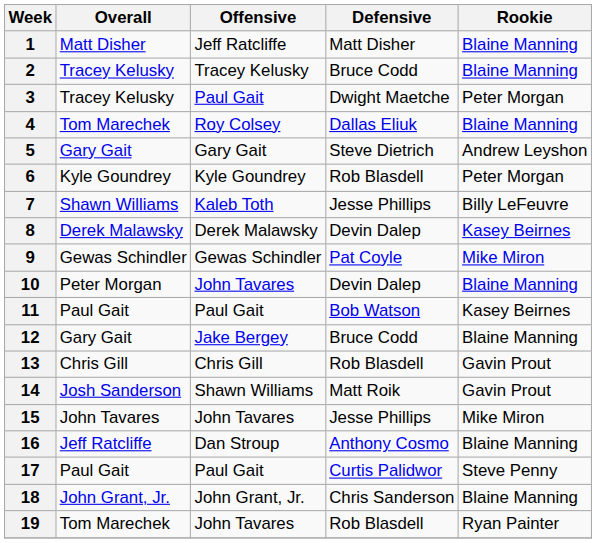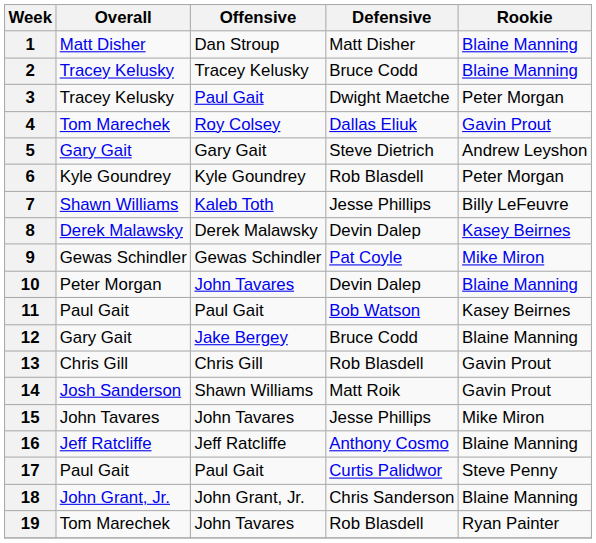(240, 44) Jeff Ratcliffe -> (237, 44) Dan Stroup
(520, 124) Blaine Manning -> (506, 124) Gavin Prout
(237, 444) Dan Stroup -> (240, 444) Jeff Ratcliffe
